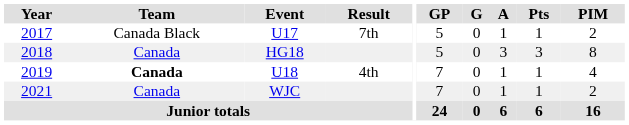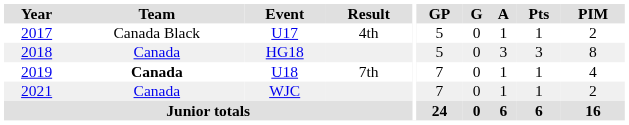(369, 33) 7th -> (369, 33) 4th
(369, 71) 4th -> (369, 71) 7th
